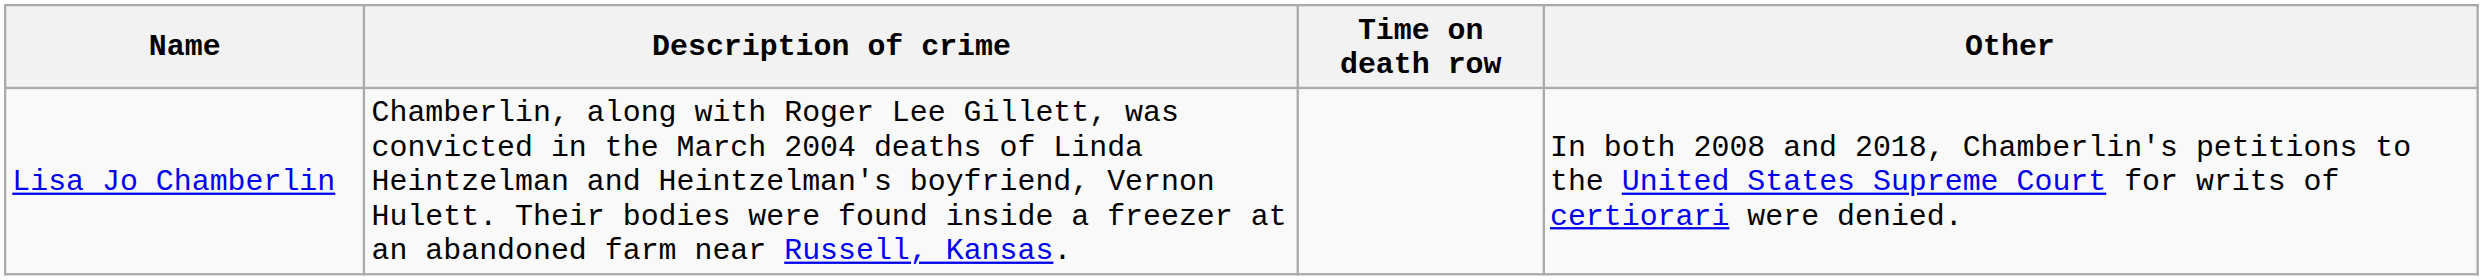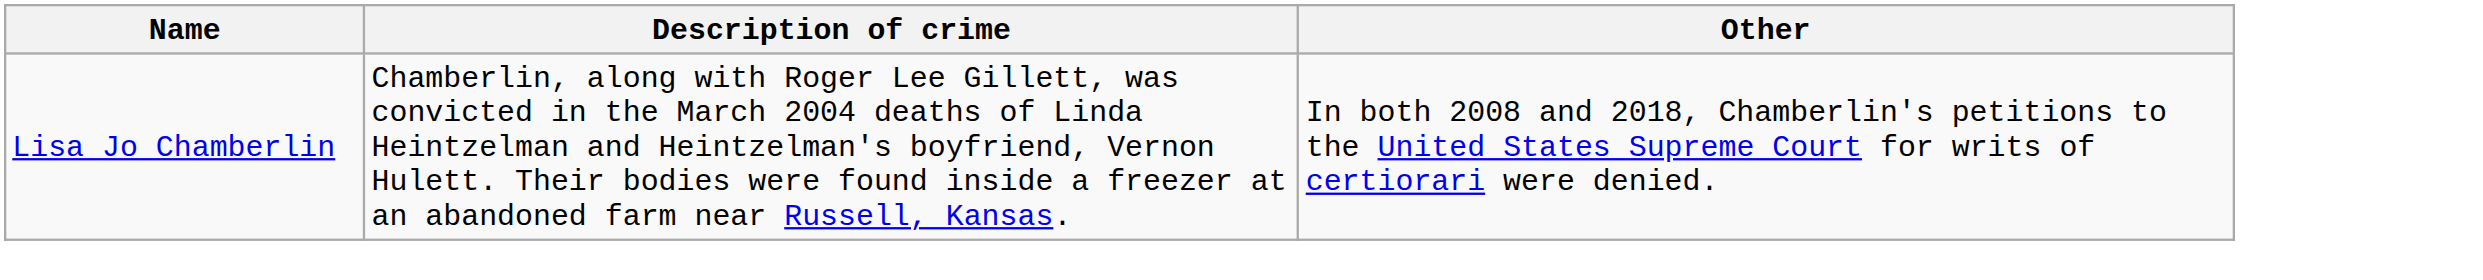- column: (1421, 47)
